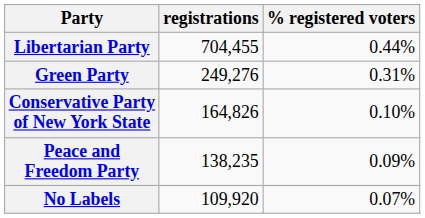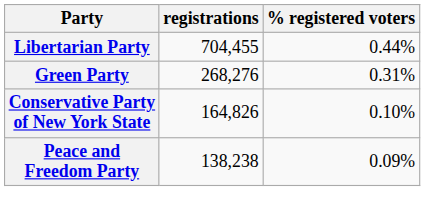(230, 74) 249,276 -> (230, 74) 268,276
(230, 161) 138,235 -> (230, 161) 138,238
- row: (82, 199)
